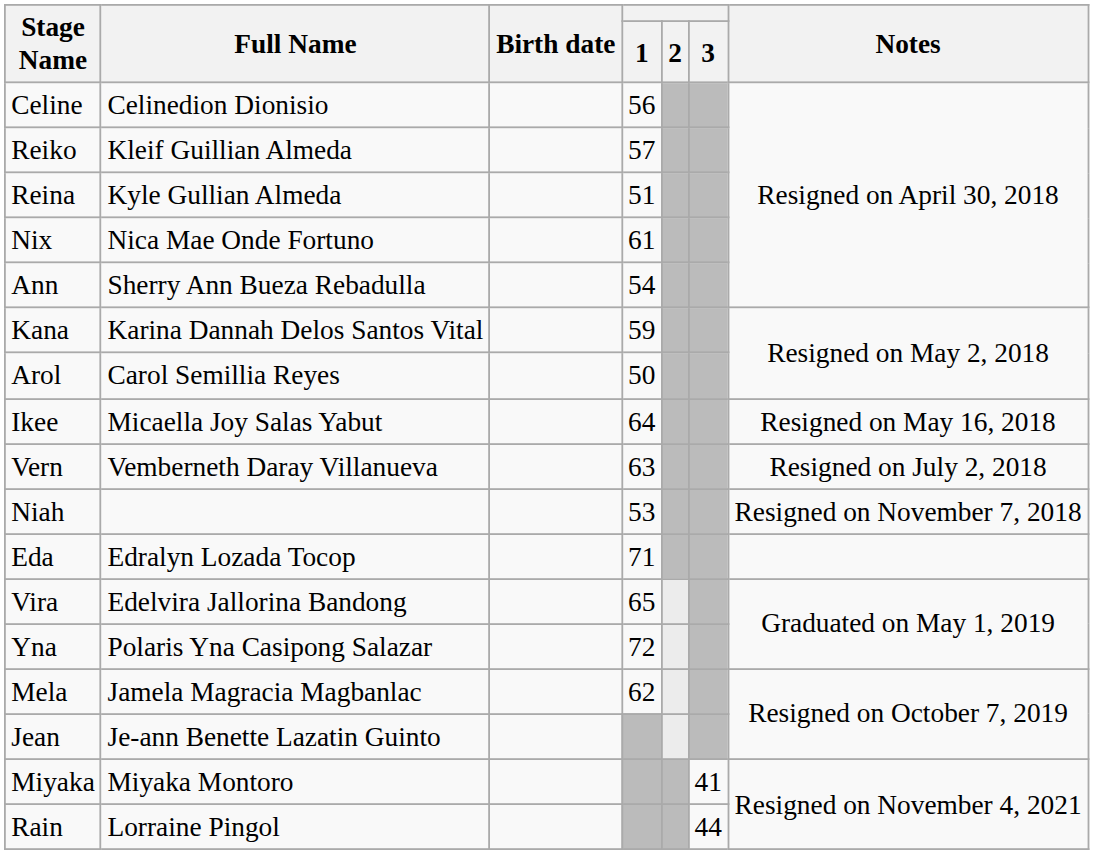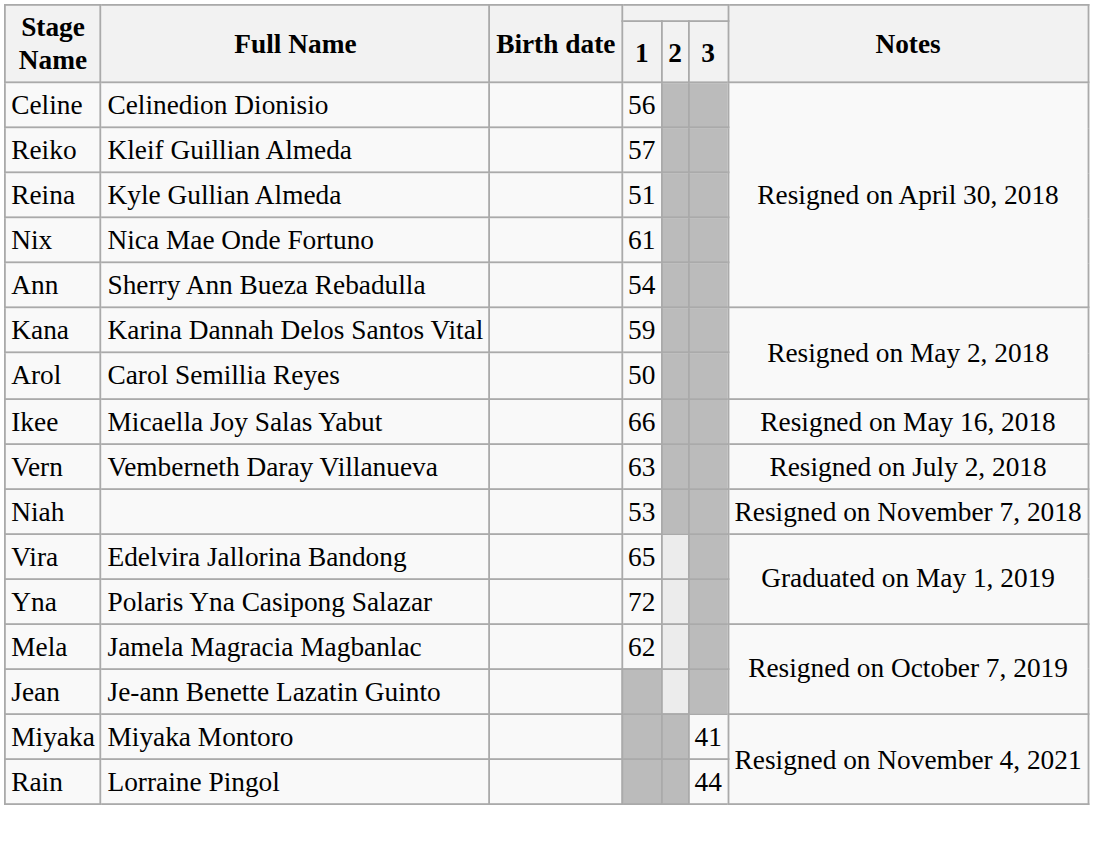(642, 420) 64 -> (642, 420) 66
- row: (33, 555)
